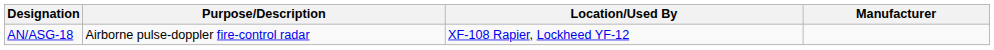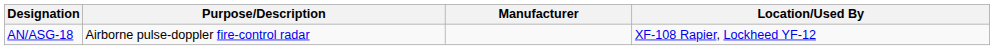columns swapped: (624, 14) <-> (896, 14)
